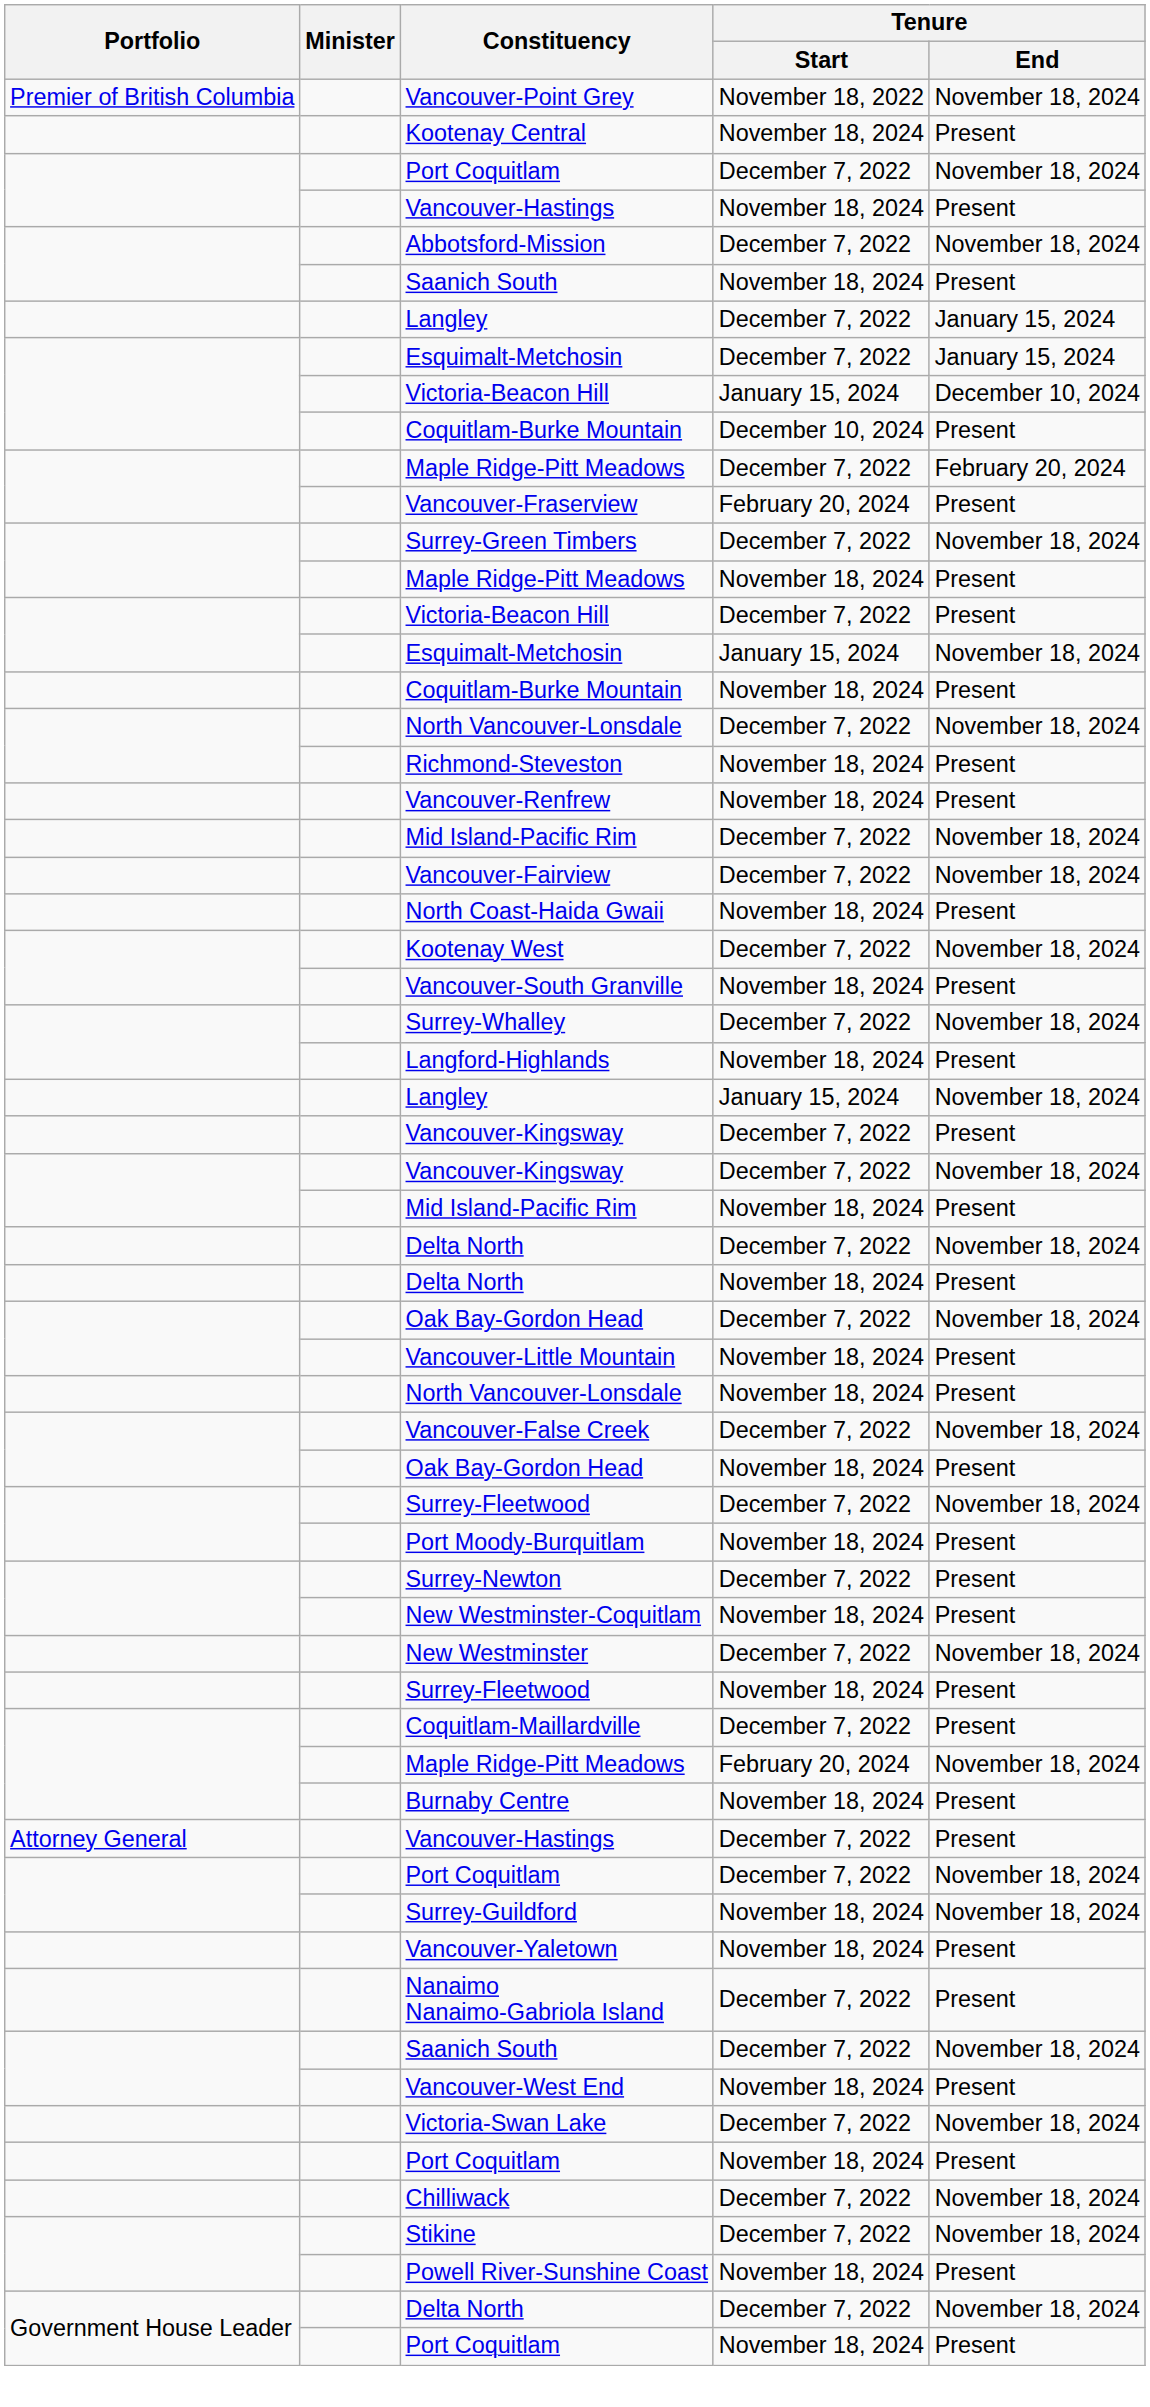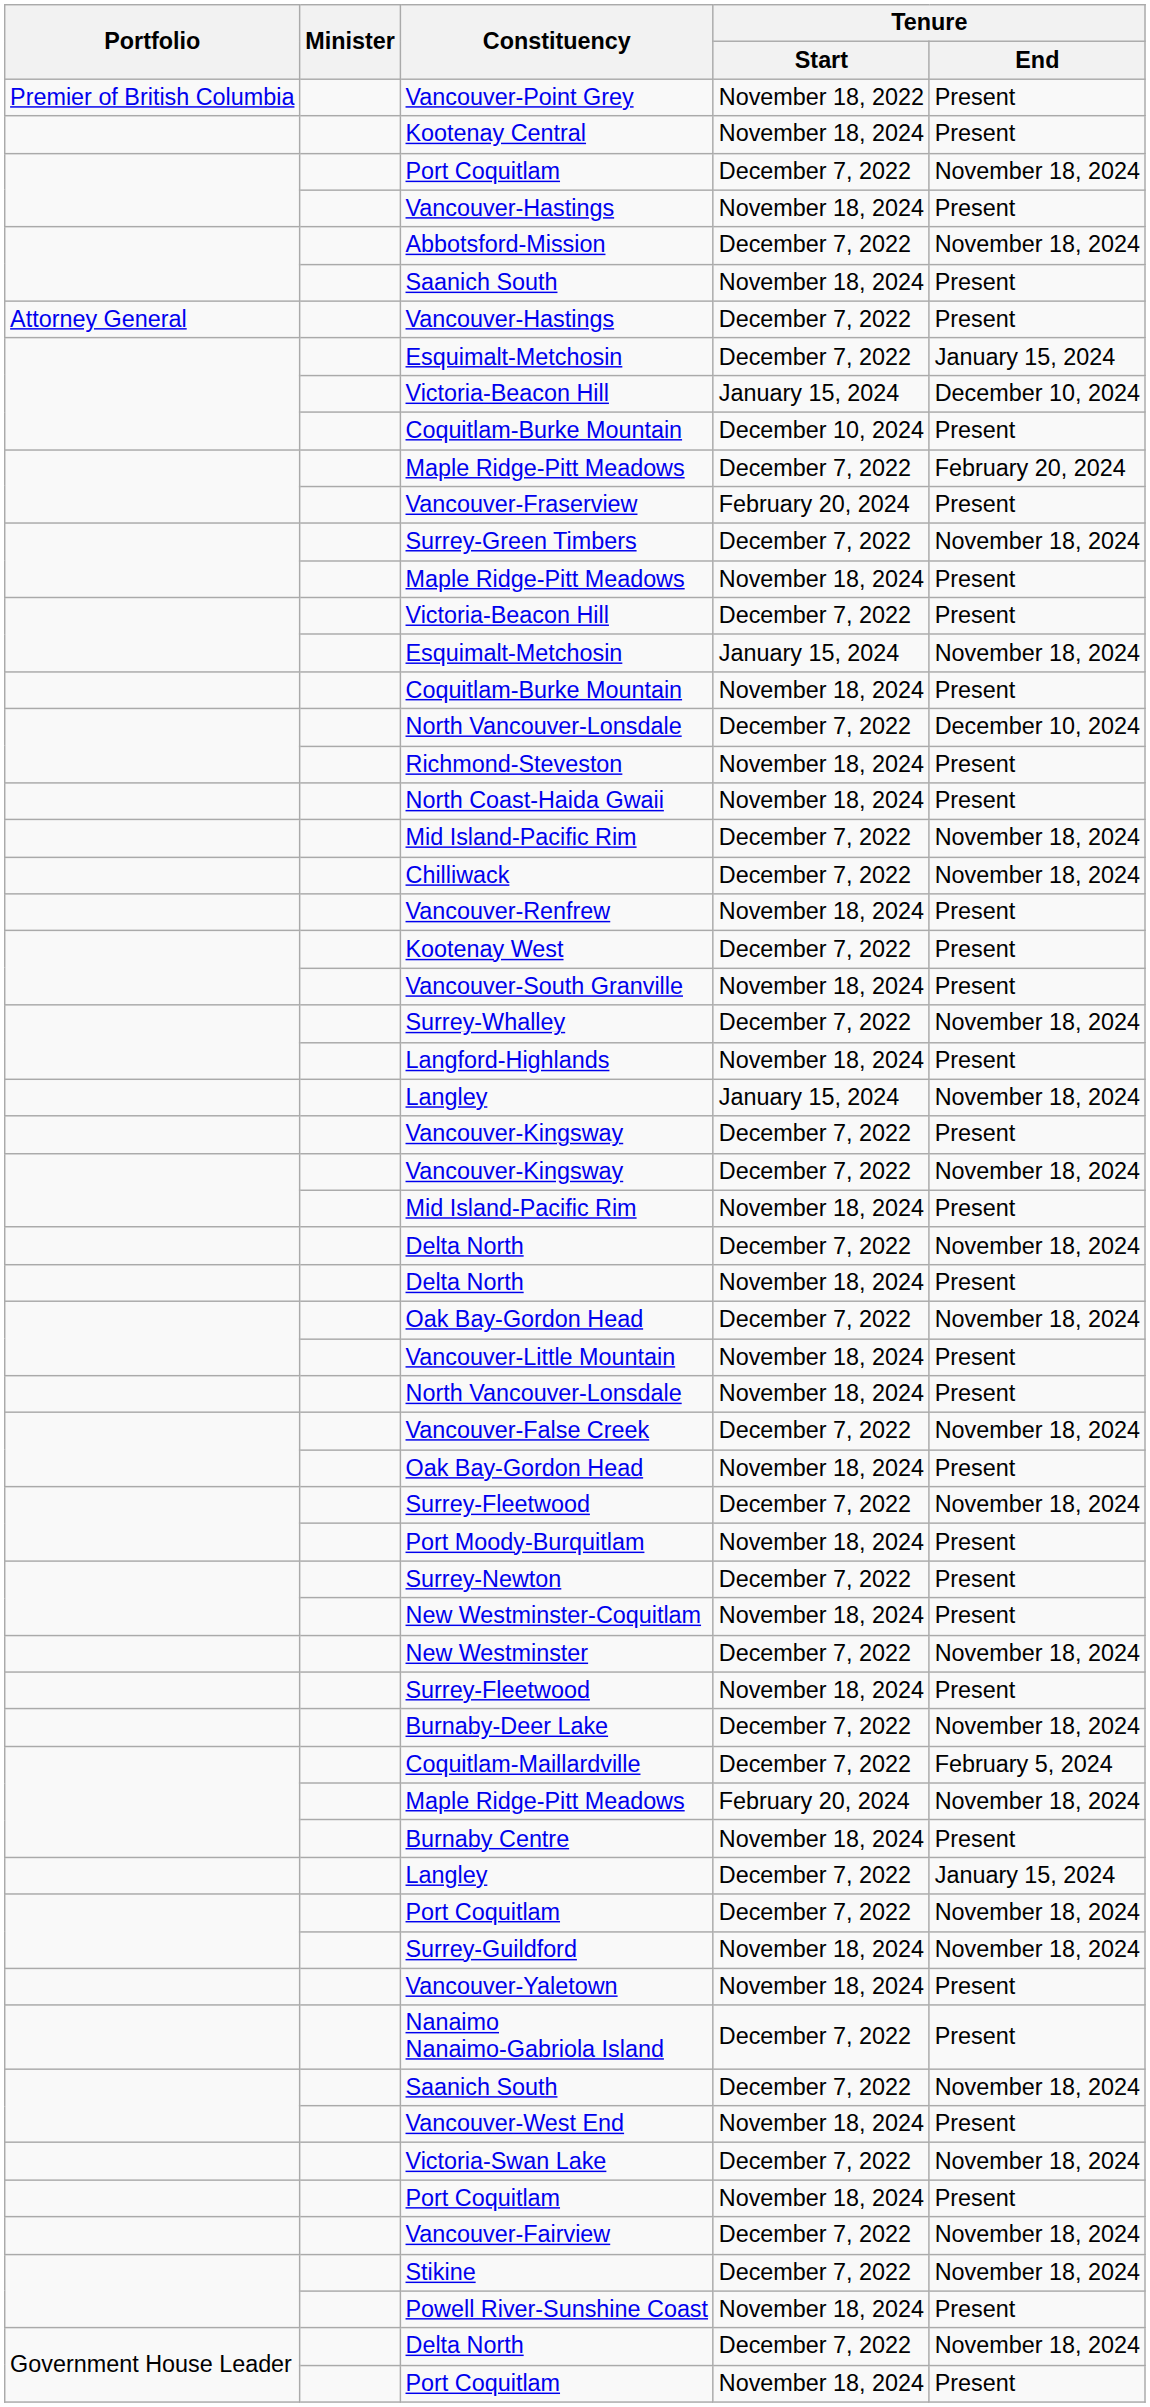(1037, 97) November 18, 2024 -> (975, 97) Present
rows swapped: (510, 1838) <-> (446, 319)
(1037, 726) November 18, 2024 -> (1037, 726) December 10, 2024
rows swapped: (508, 801) <-> (535, 912)
rows swapped: (508, 875) <-> (457, 2198)
(1037, 949) November 18, 2024 -> (975, 949) Present
+ row: (507, 1727)
(975, 1727) Present -> (1024, 1764) February 5, 2024
